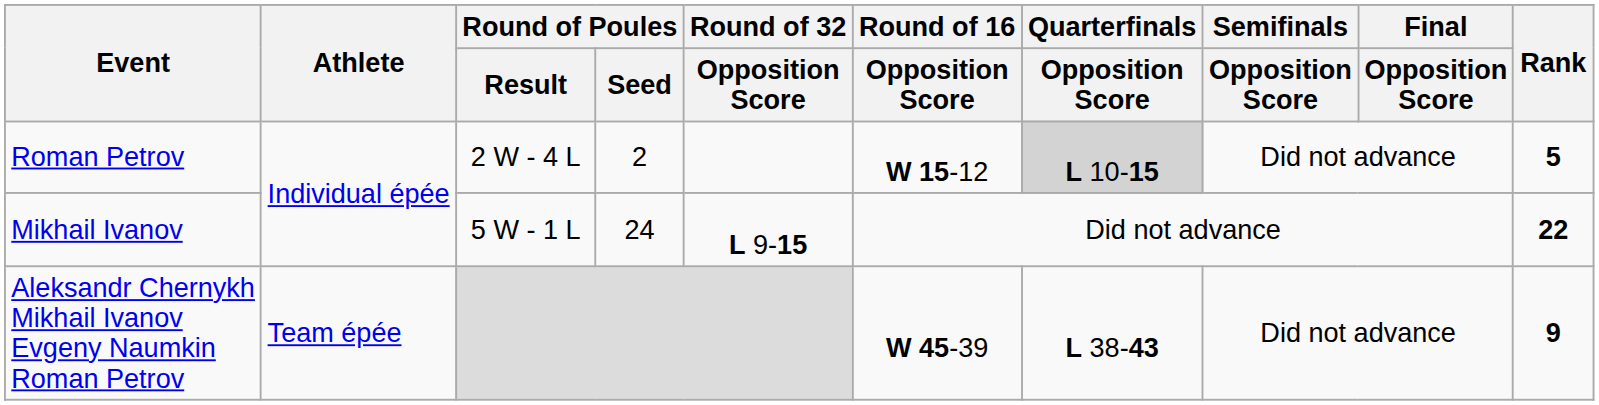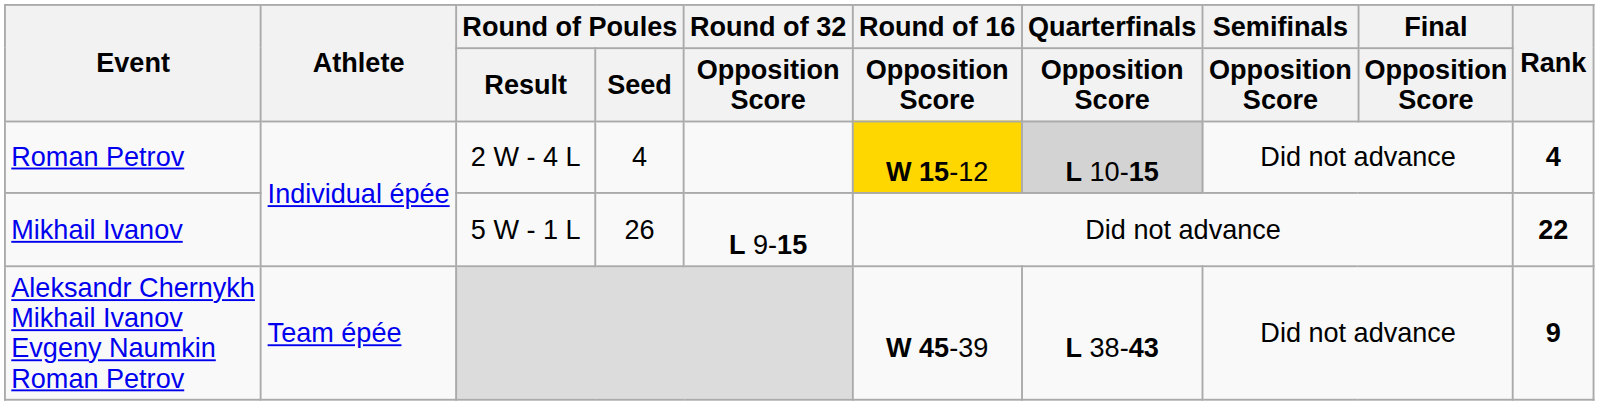(640, 157) 2 -> (640, 157) 4
(937, 172) no background -> (937, 172) gold background
(1553, 157) 5 -> (1553, 157) 4
(640, 230) 24 -> (640, 230) 26
